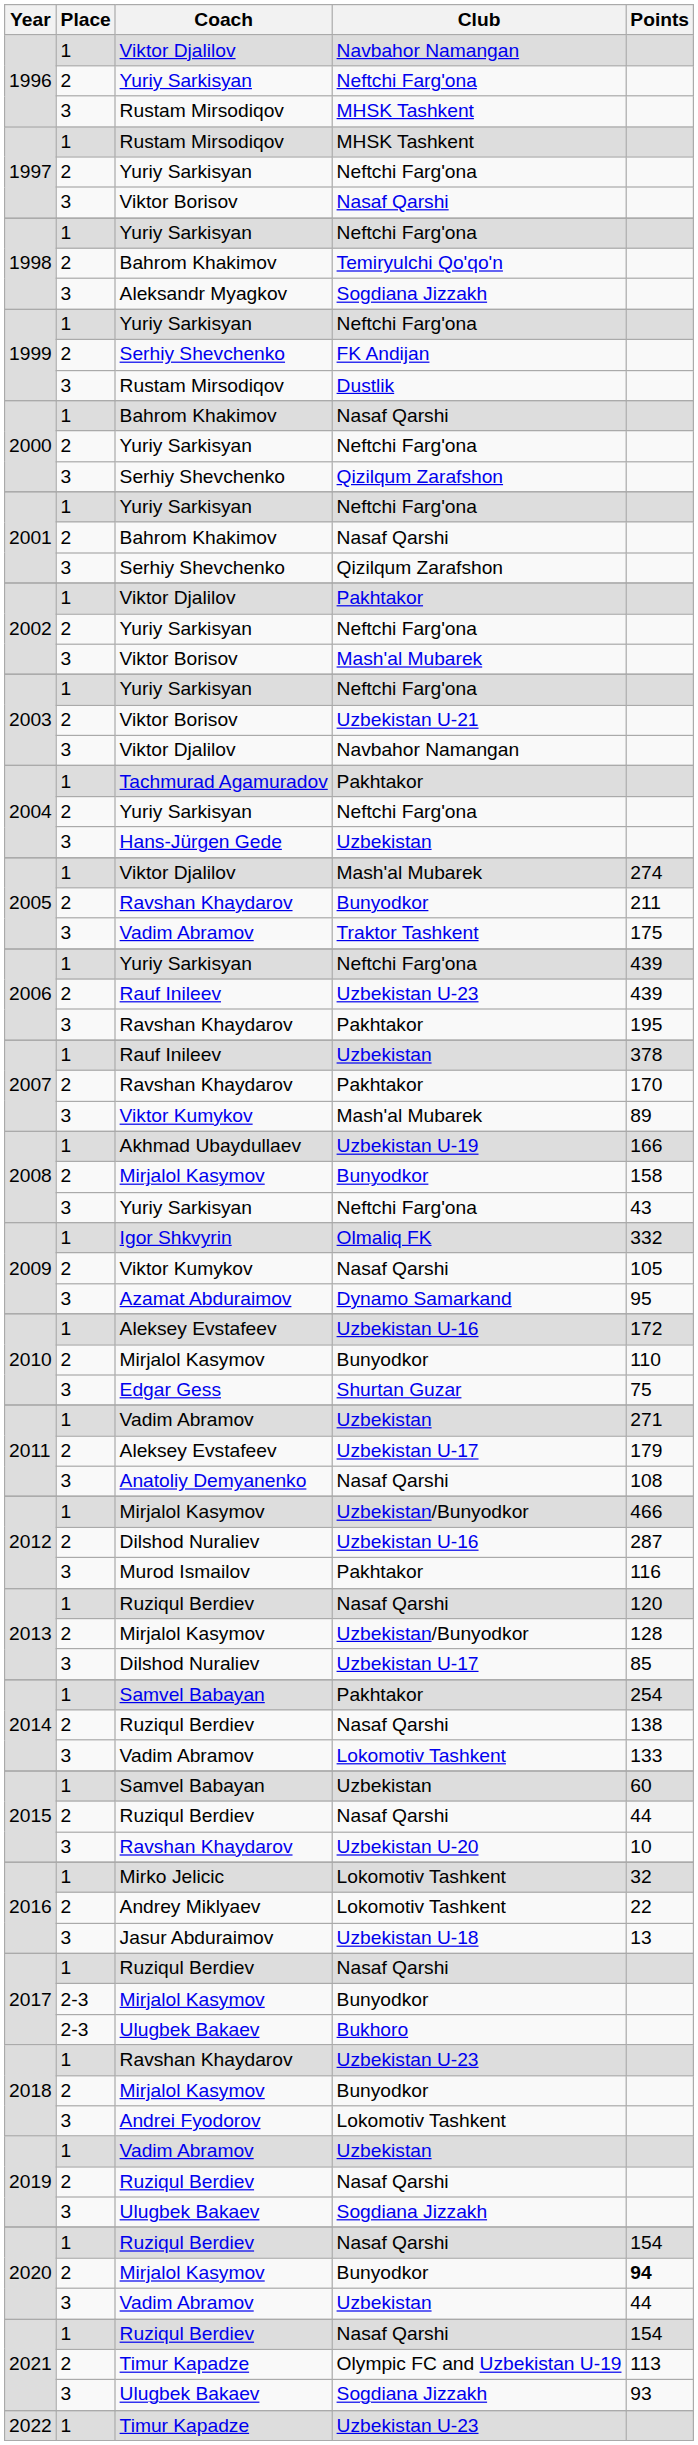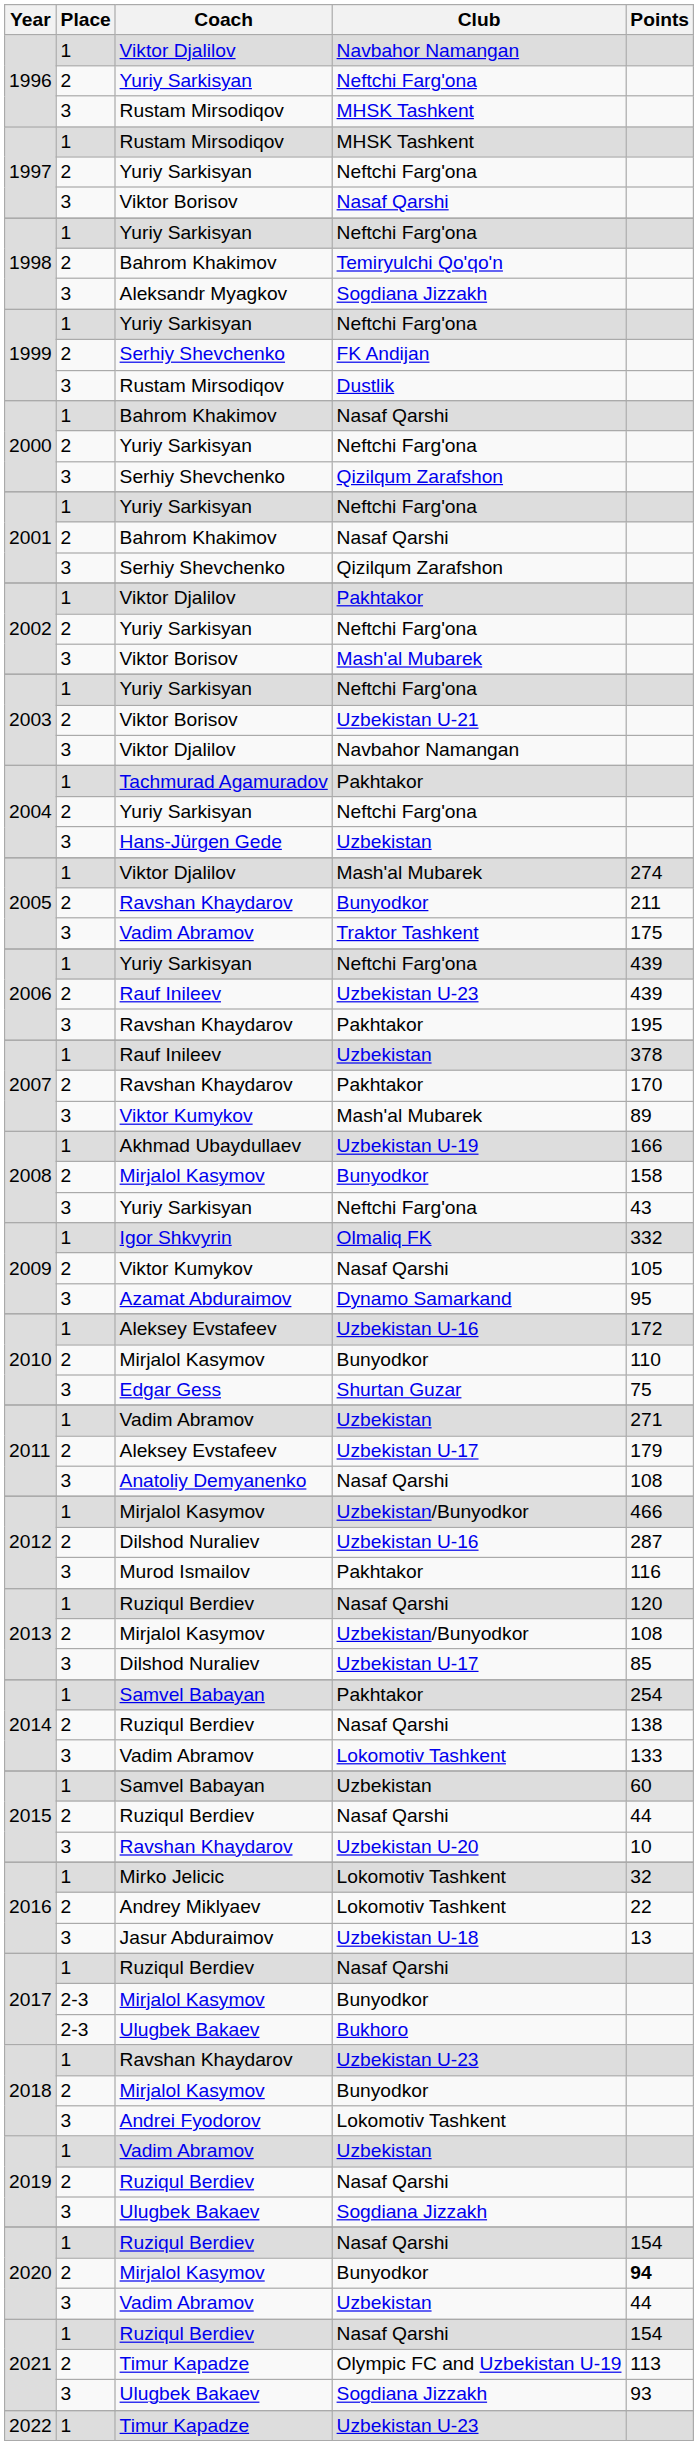(646, 1633) 128 -> (646, 1633) 108
